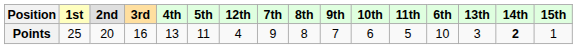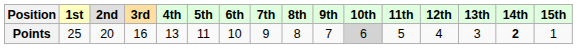columns swapped: (442, 14) <-> (238, 14)
(370, 33) no background -> (363, 33) lightgrey background
